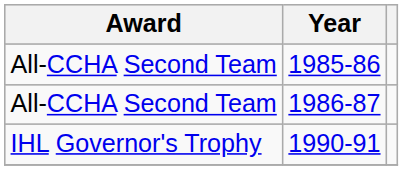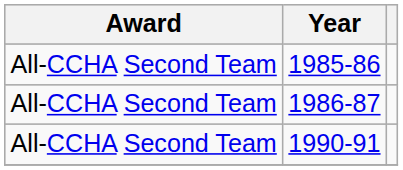(136, 143) IHL Governor's Trophy -> (144, 143) All-CCHA Second Team
